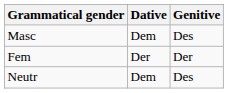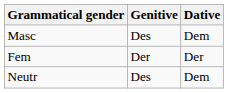columns swapped: (197, 14) <-> (149, 14)
